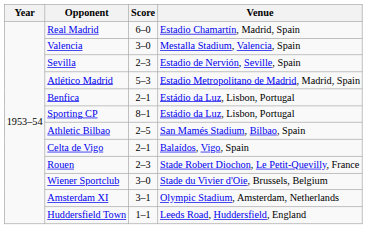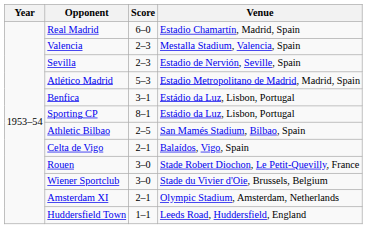(143, 47) 3–0 -> (143, 47) 2–3
(143, 97) 2–1 -> (143, 97) 3–1
(143, 165) 2–3 -> (143, 165) 3–0
(143, 198) 3–1 -> (143, 198) 2–1
